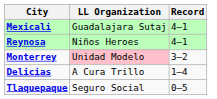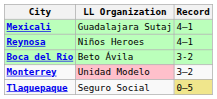+ row: (40, 57)
- row: (29, 72)
(179, 87) no background -> (185, 87) khaki background
